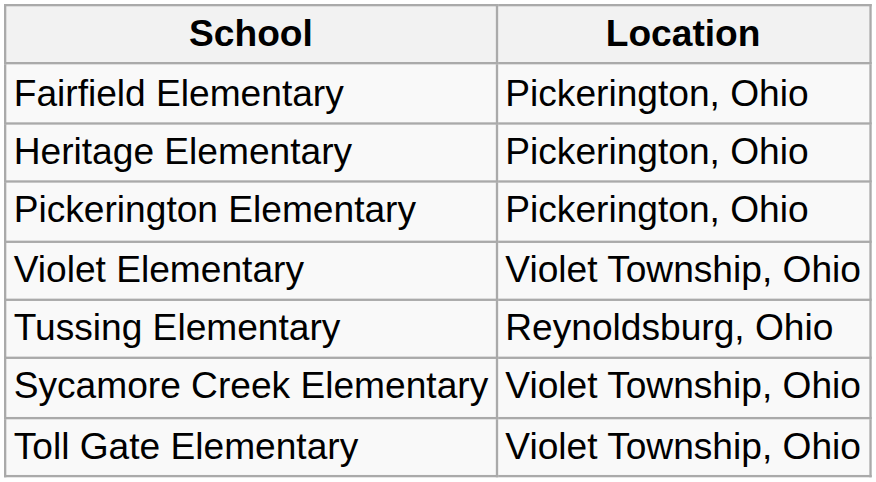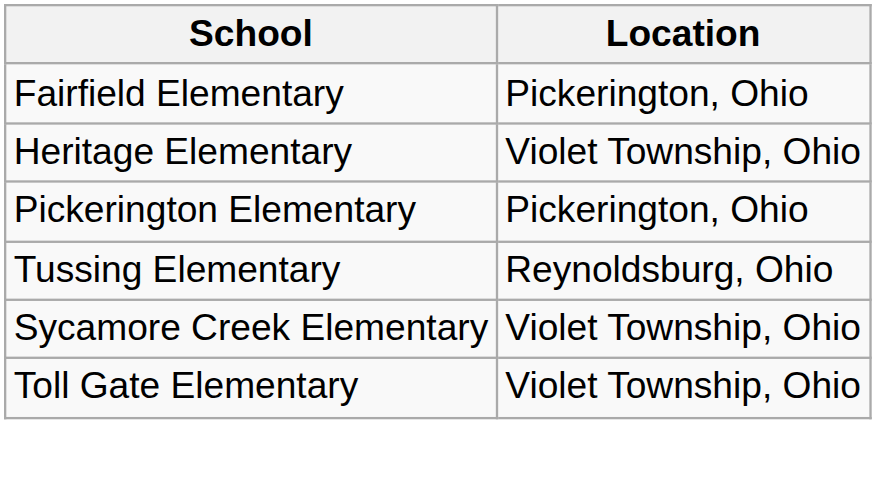(657, 151) Pickerington, Ohio -> (683, 151) Violet Township, Ohio
- row: (159, 269)
